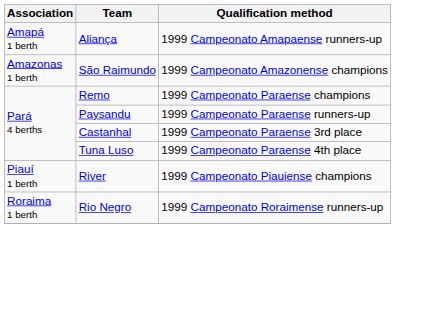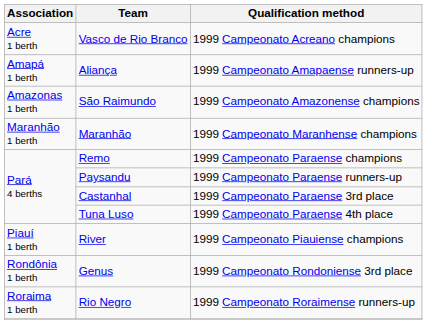+ row: (133, 38)
+ row: (105, 133)
+ row: (96, 271)
